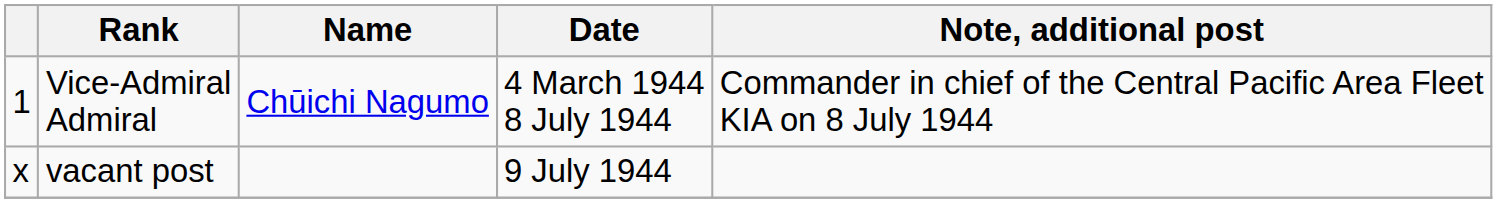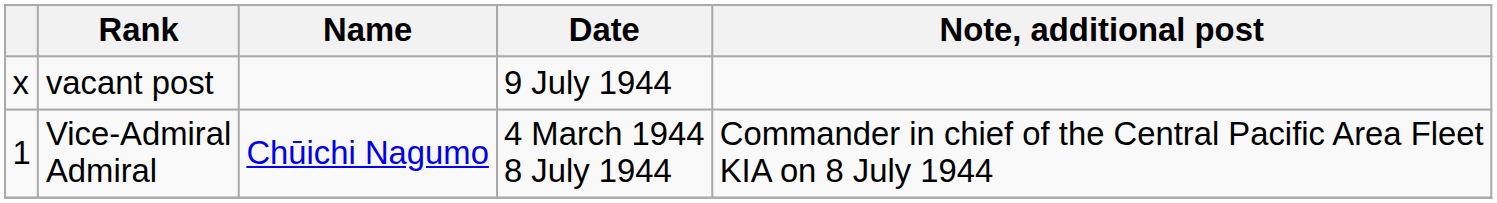rows swapped: (139, 100) <-> (130, 171)
